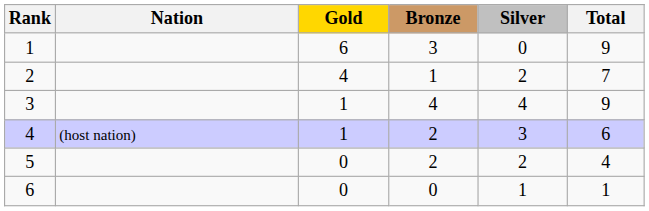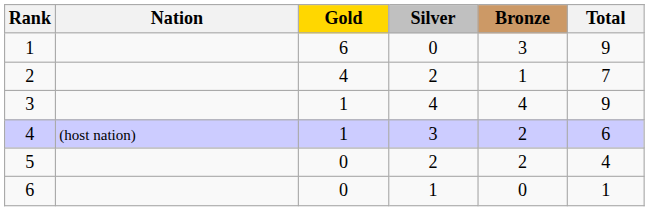columns swapped: (523, 18) <-> (433, 18)
